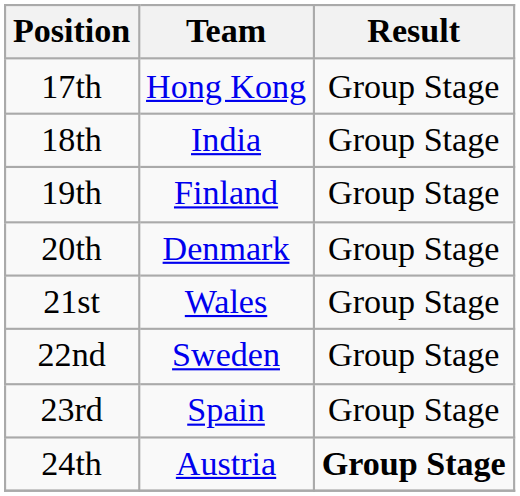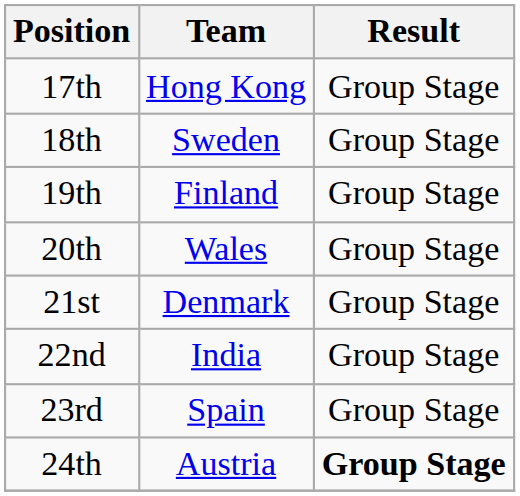(226, 139) India -> (226, 139) Sweden
(226, 247) Denmark -> (226, 247) Wales
(226, 301) Wales -> (226, 301) Denmark
(226, 355) Sweden -> (226, 355) India
